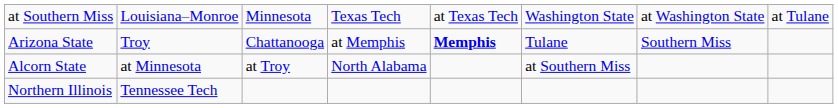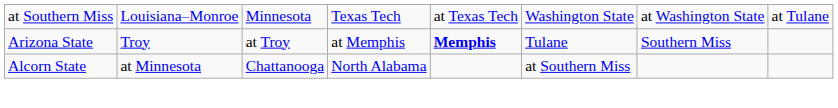(285, 41) Chattanooga -> (268, 41) at Troy
(268, 66) at Troy -> (285, 66) Chattanooga
- row: (60, 90)
